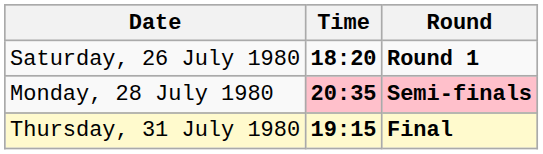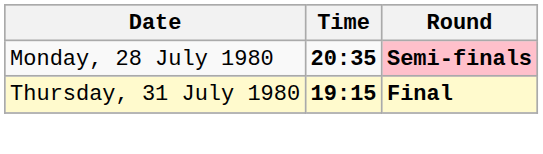- row: (155, 59)
(344, 94) pink background -> (344, 59) no background
